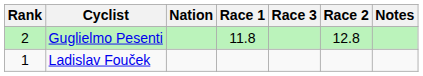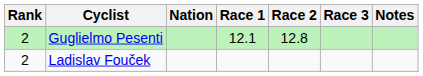columns swapped: (346, 15) <-> (294, 15)
(242, 37) 11.8 -> (242, 37) 12.1
(25, 60) 1 -> (25, 60) 2
